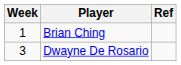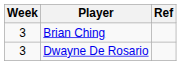(22, 32) 1 -> (22, 32) 3
